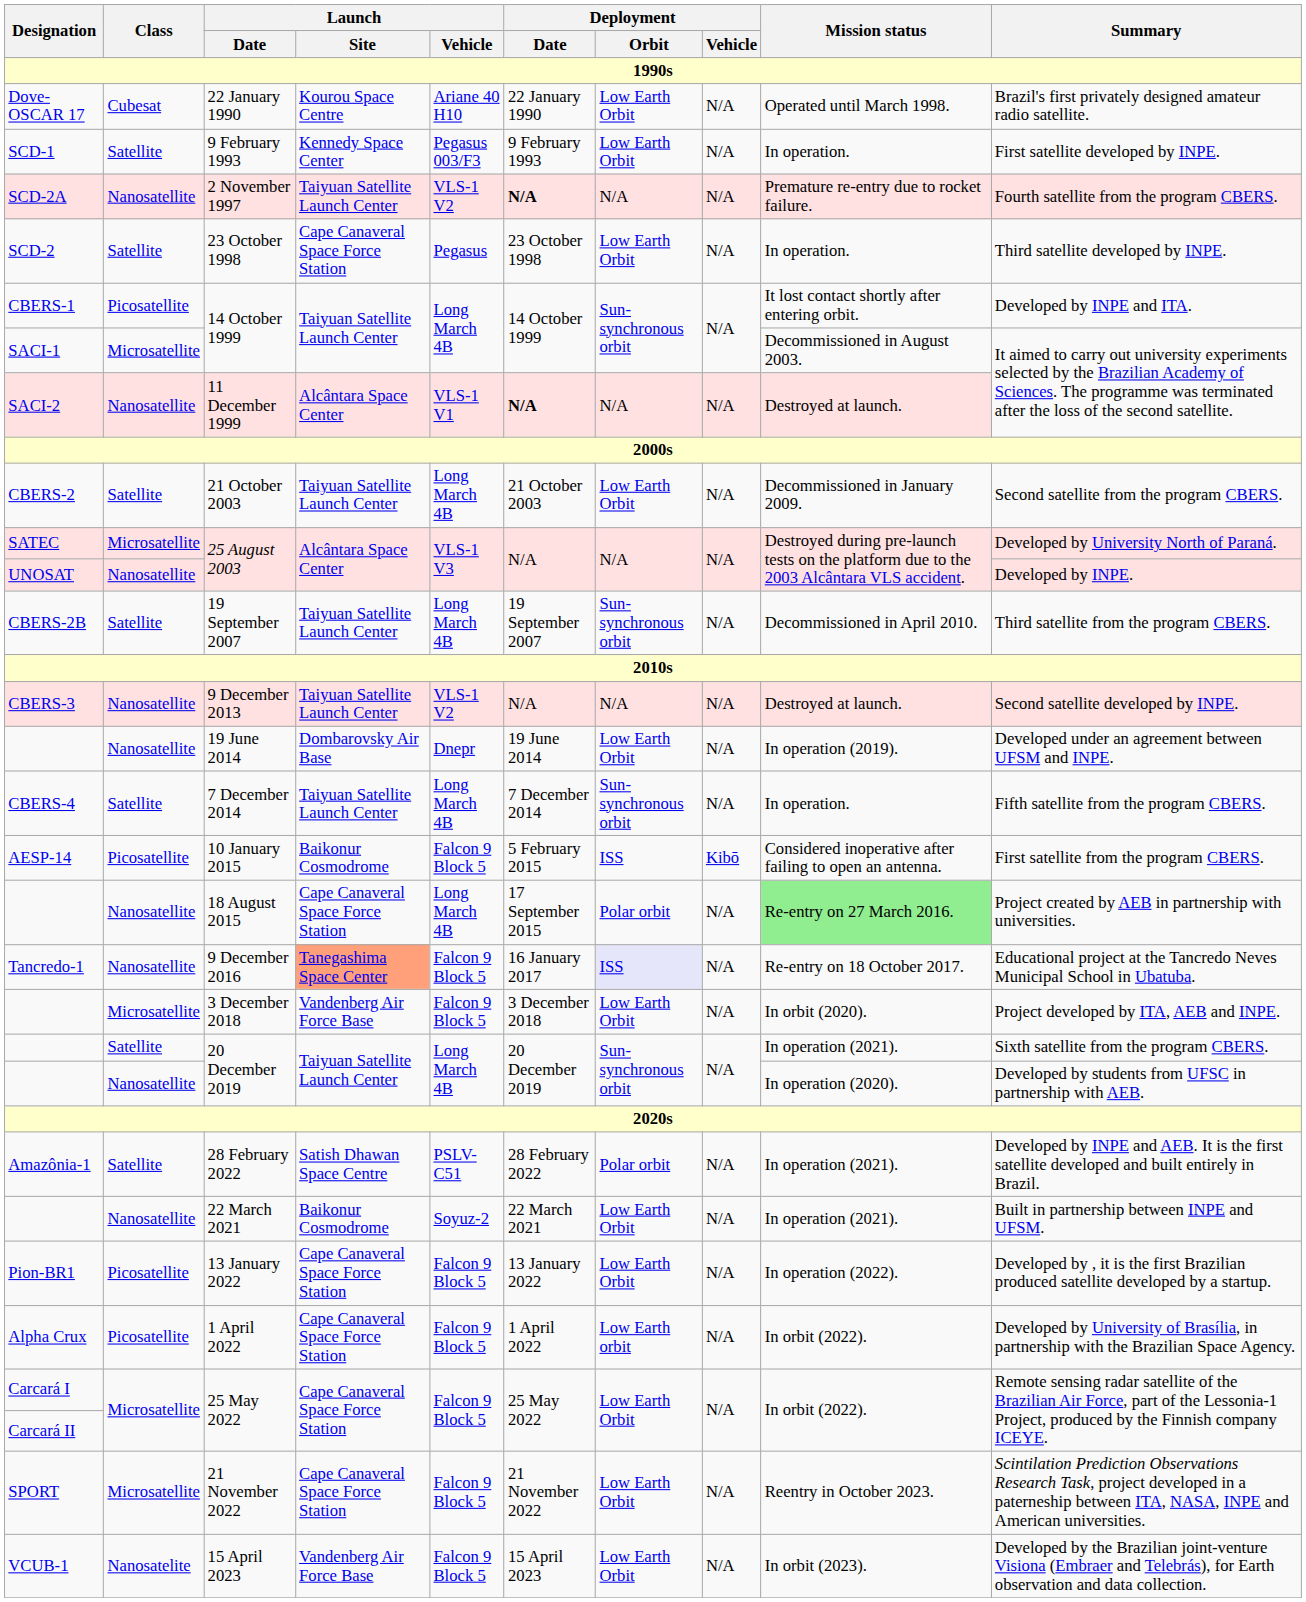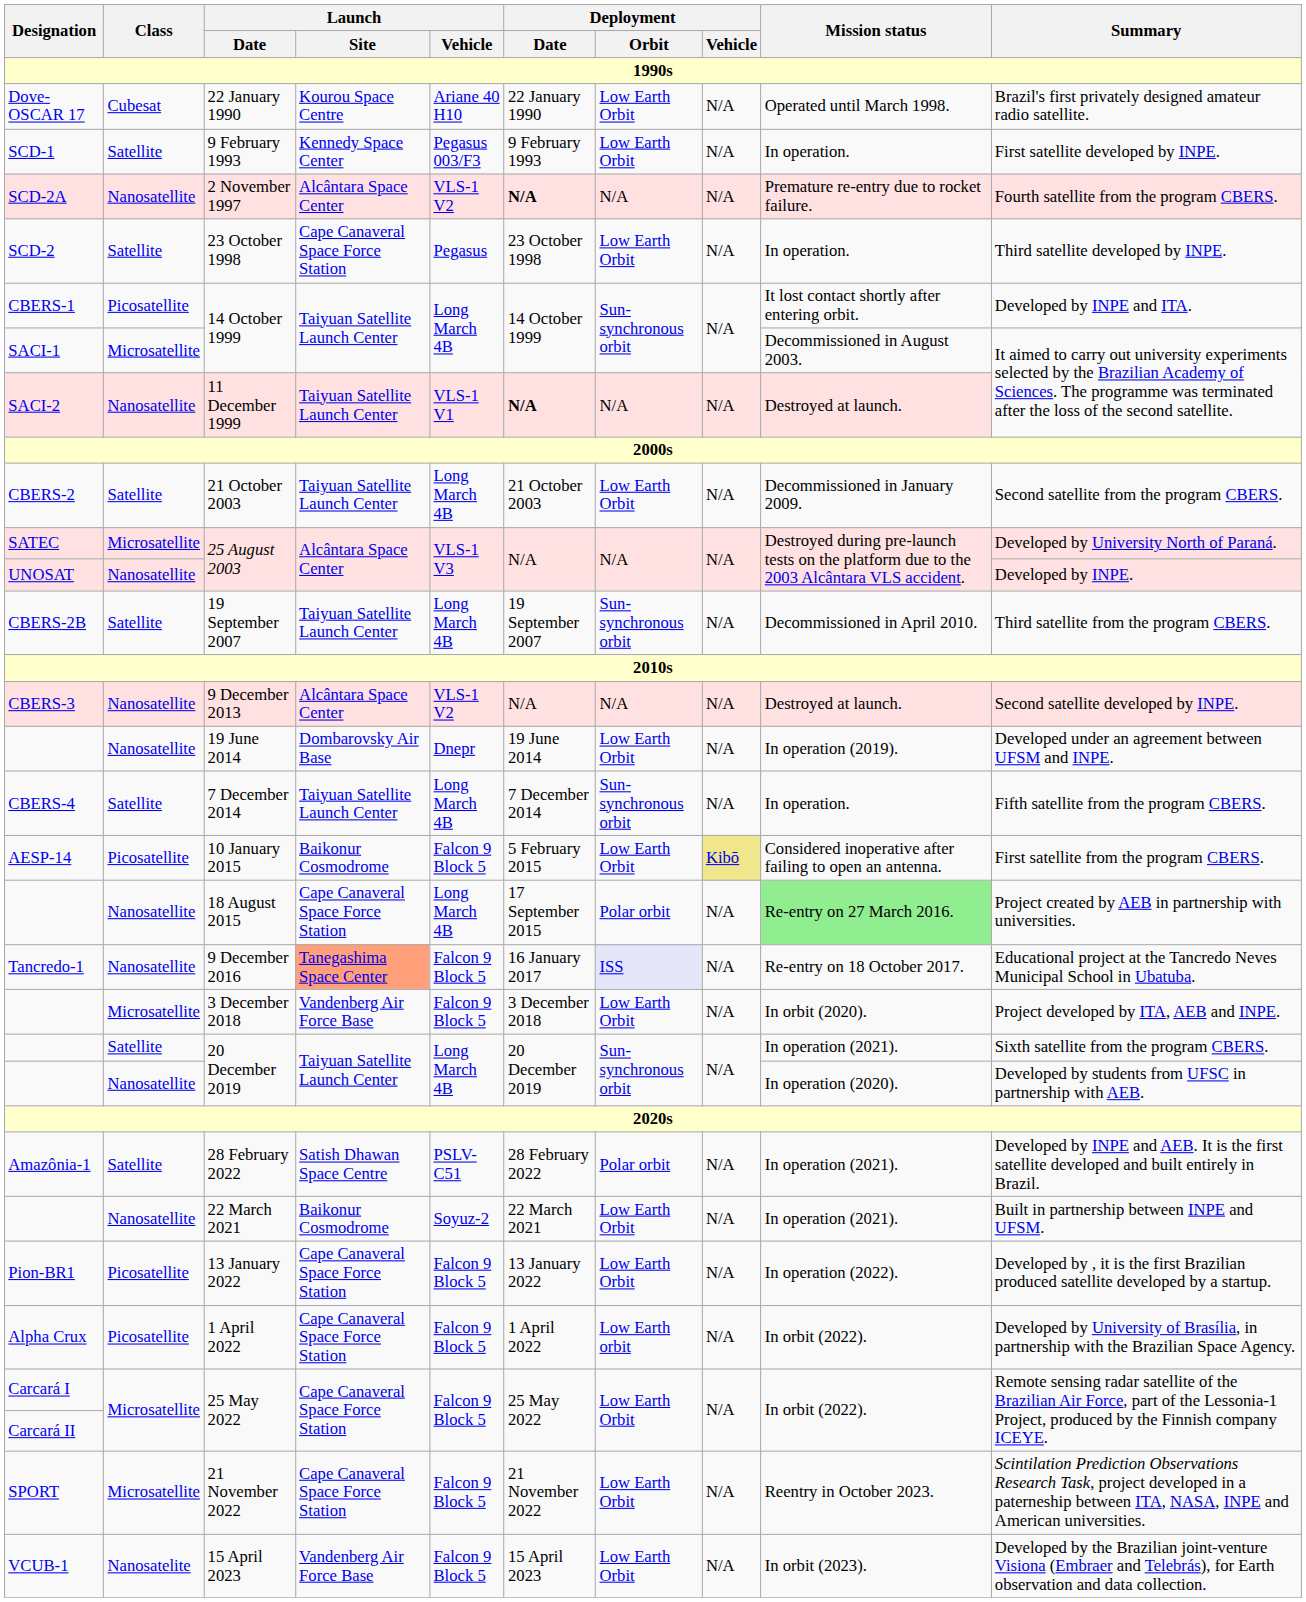(355, 196) Taiyuan Satellite Launch Center -> (353, 196) Alcântara Space Center
(353, 404) Alcântara Space Center -> (355, 404) Taiyuan Satellite Launch Center
(355, 703) Taiyuan Satellite Launch Center -> (353, 703) Alcântara Space Center
(612, 857) ISS -> (635, 857) Low Earth Orbit
(723, 857) no background -> (723, 857) khaki background
